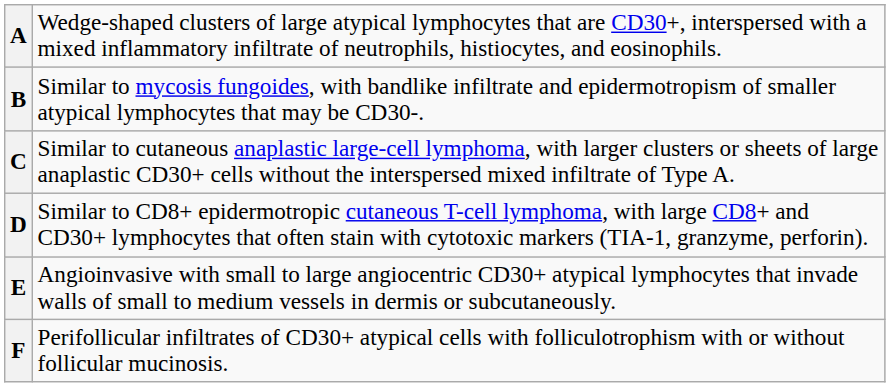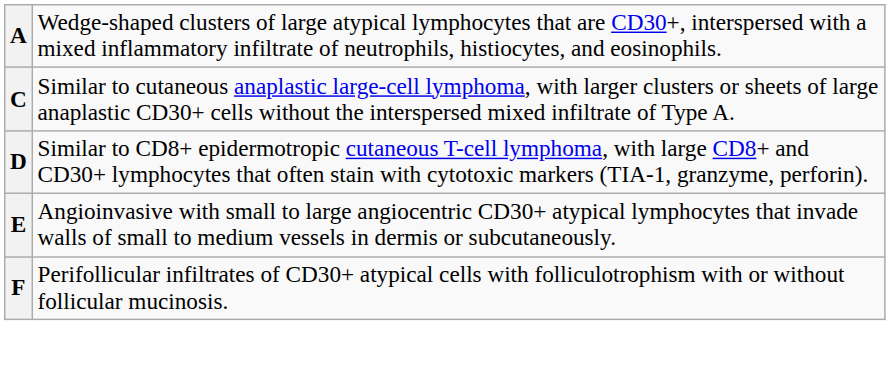- row: (18, 98)
